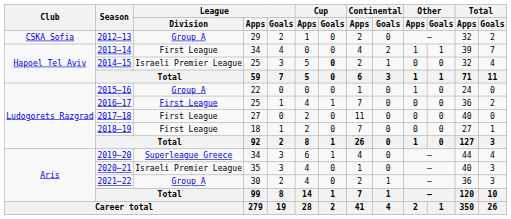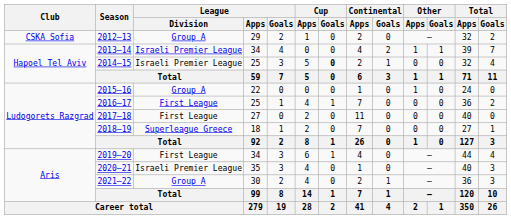(189, 50) First League -> (189, 50) Israeli Premier League
(189, 129) First League -> (189, 129) Superleague Greece
(189, 155) Superleague Greece -> (189, 155) First League
